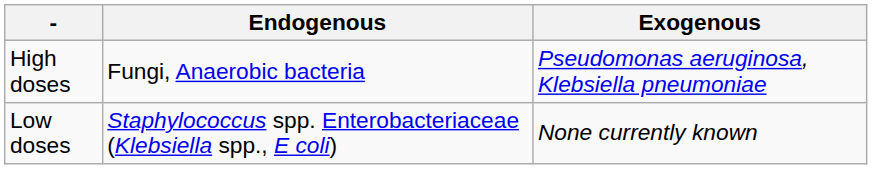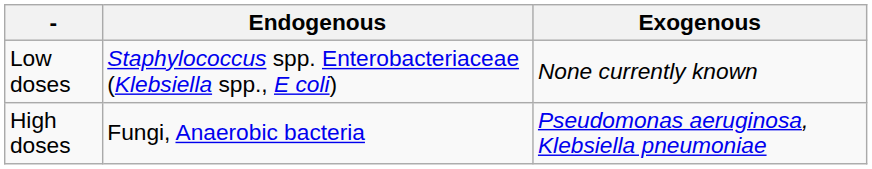rows swapped: (40, 132) <-> (40, 71)
